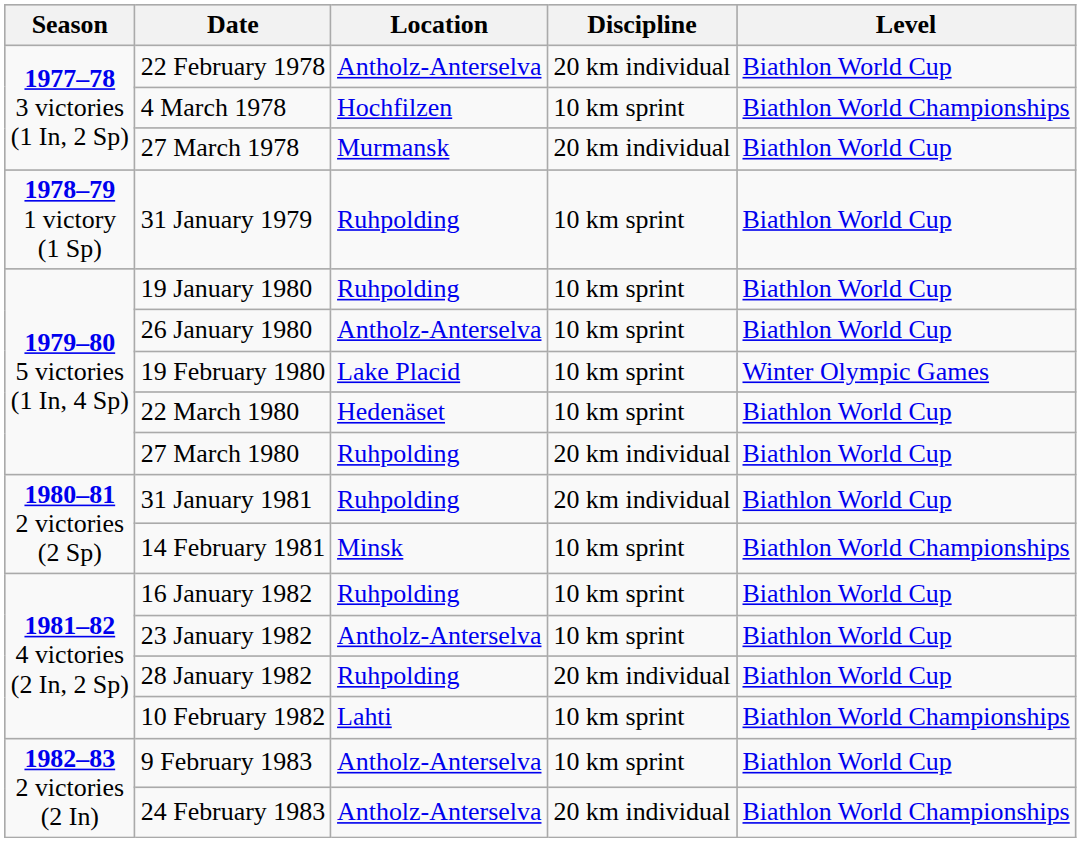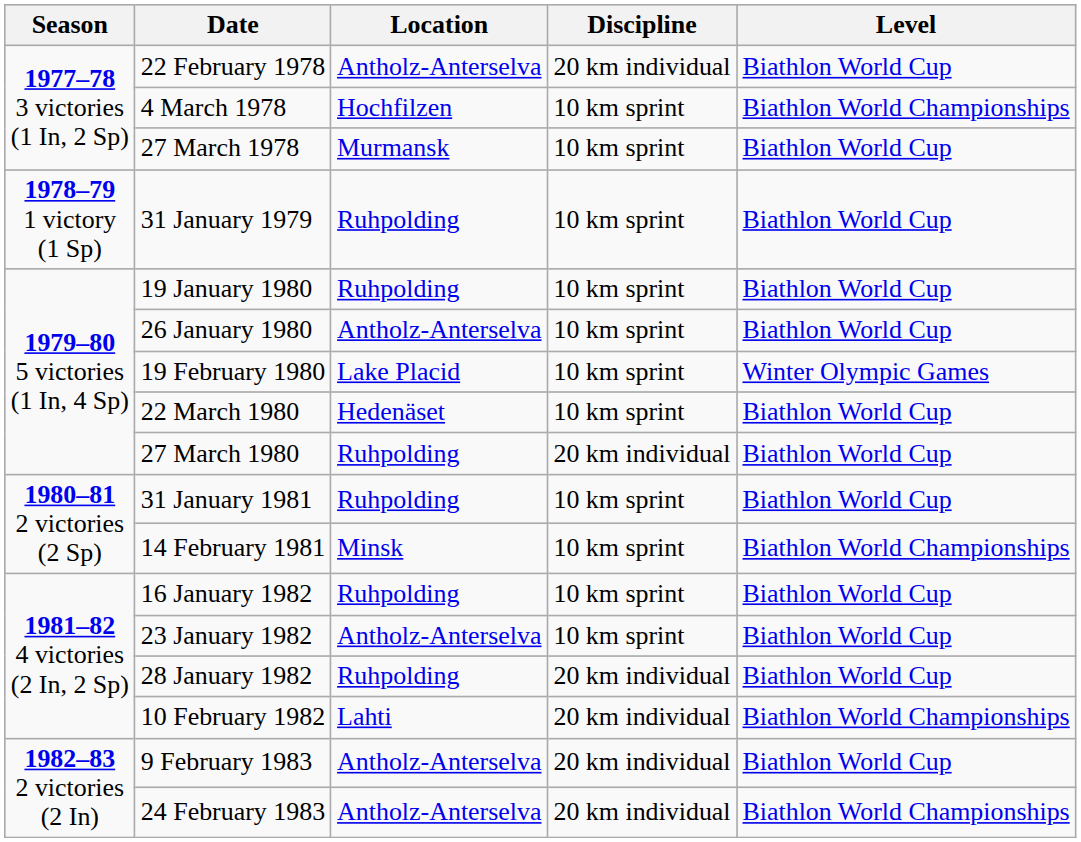(642, 148) 20 km individual -> (619, 148) 10 km sprint
(642, 498) 20 km individual -> (619, 498) 10 km sprint
(619, 717) 10 km sprint -> (642, 717) 20 km individual
(619, 762) 10 km sprint -> (642, 762) 20 km individual
